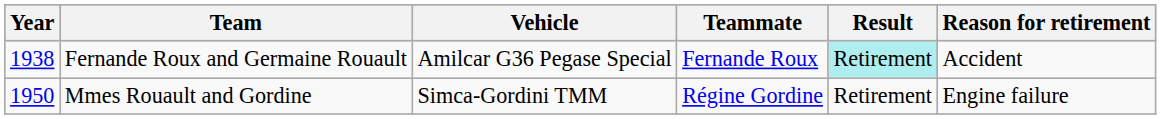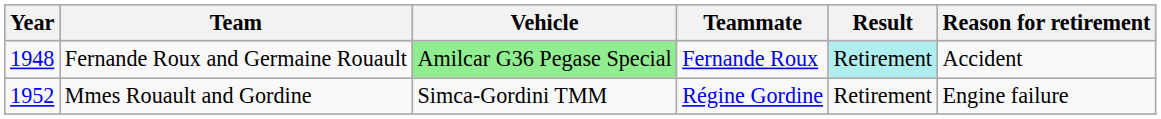(32, 58) 1938 -> (32, 58) 1948
(545, 58) no background -> (545, 58) lightgreen background
(32, 95) 1950 -> (32, 95) 1952
